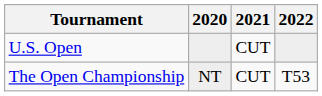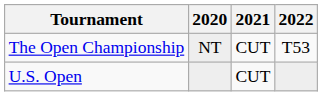rows swapped: (45, 47) <-> (96, 76)
